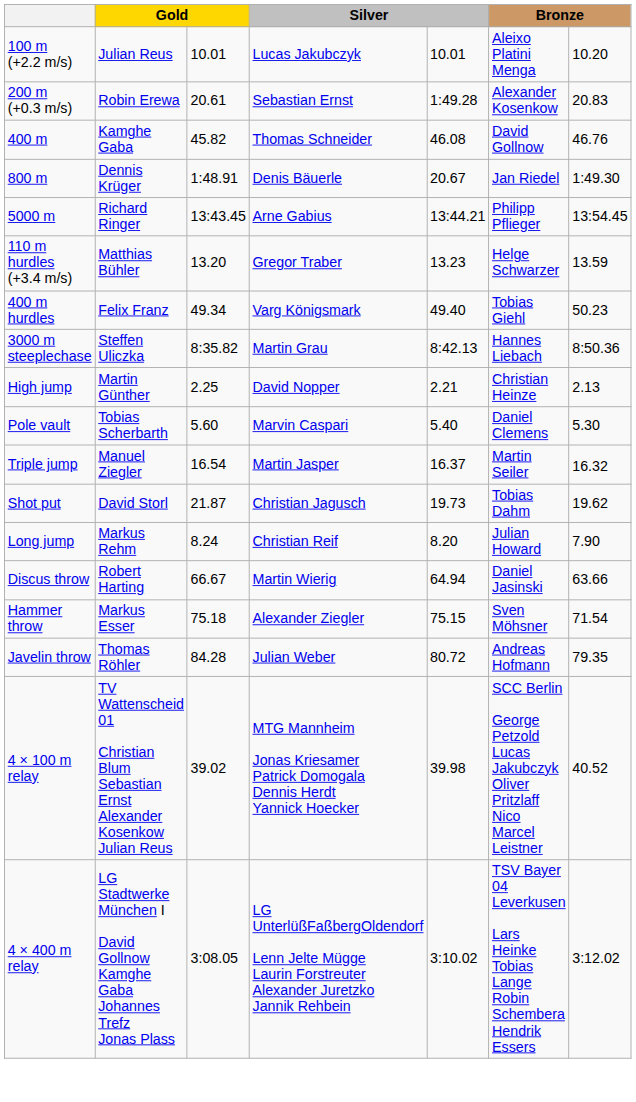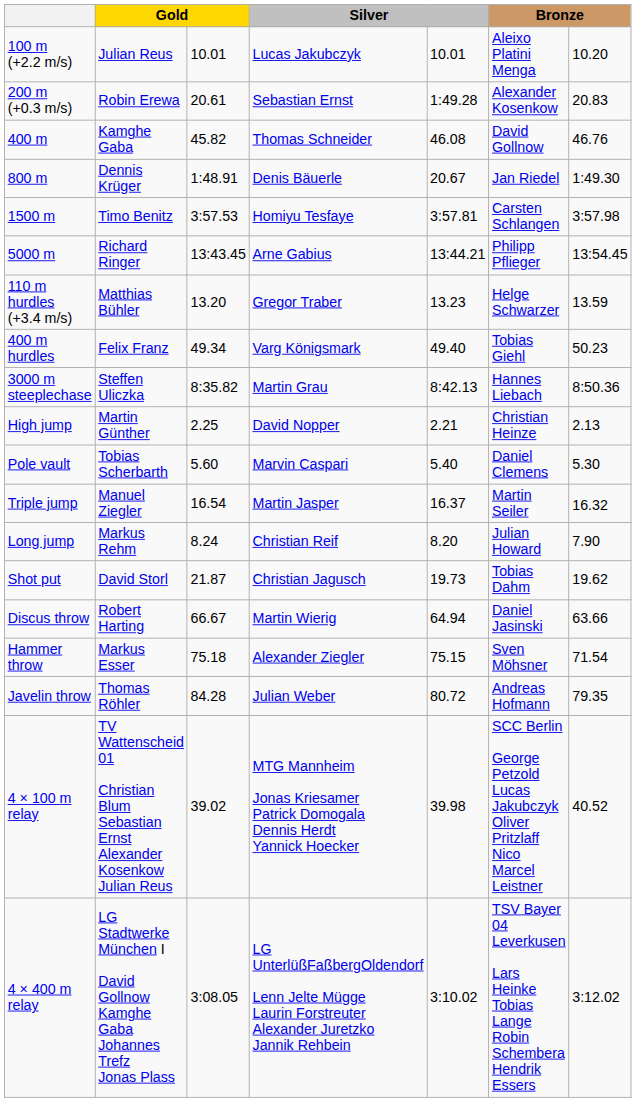+ row: (31, 216)
rows swapped: (41, 541) <-> (34, 503)
